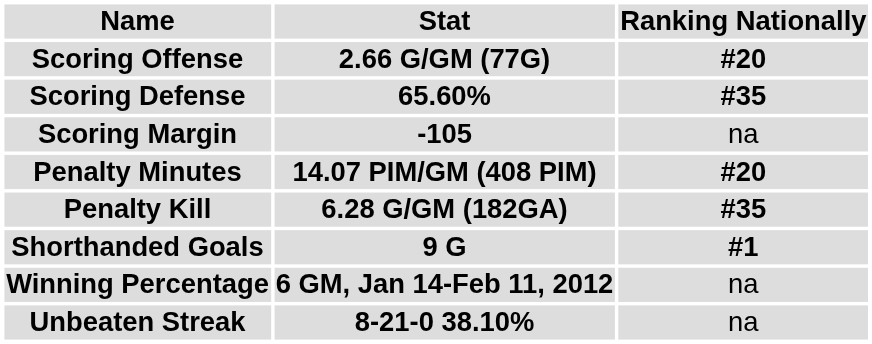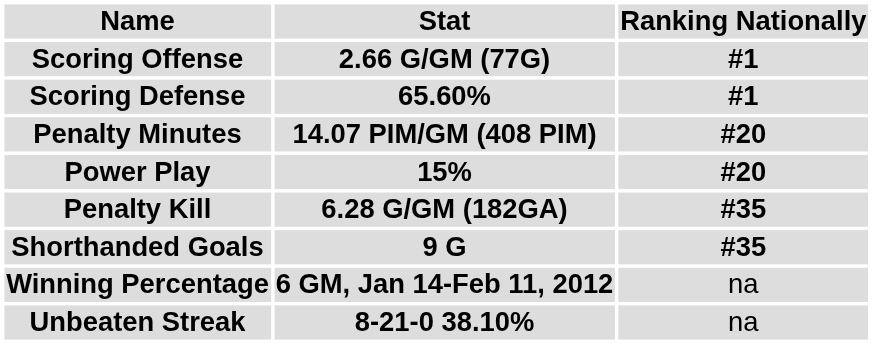(743, 58) #20 -> (743, 58) #1
(743, 96) #35 -> (743, 96) #1
- row: (137, 134)
+ row: (138, 171)
(743, 246) #1 -> (743, 246) #35
